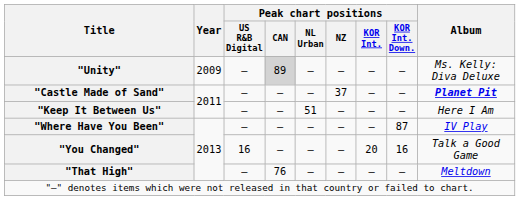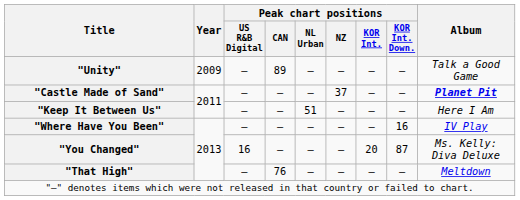(280, 71) lightgrey background -> (280, 71) no background
(466, 71) Ms. Kelly: Diva Deluxe -> (466, 71) Talk a Good Game
(402, 127) 87 -> (402, 127) 16
(402, 149) 16 -> (402, 149) 87
(466, 149) Talk a Good Game -> (466, 149) Ms. Kelly: Diva Deluxe
